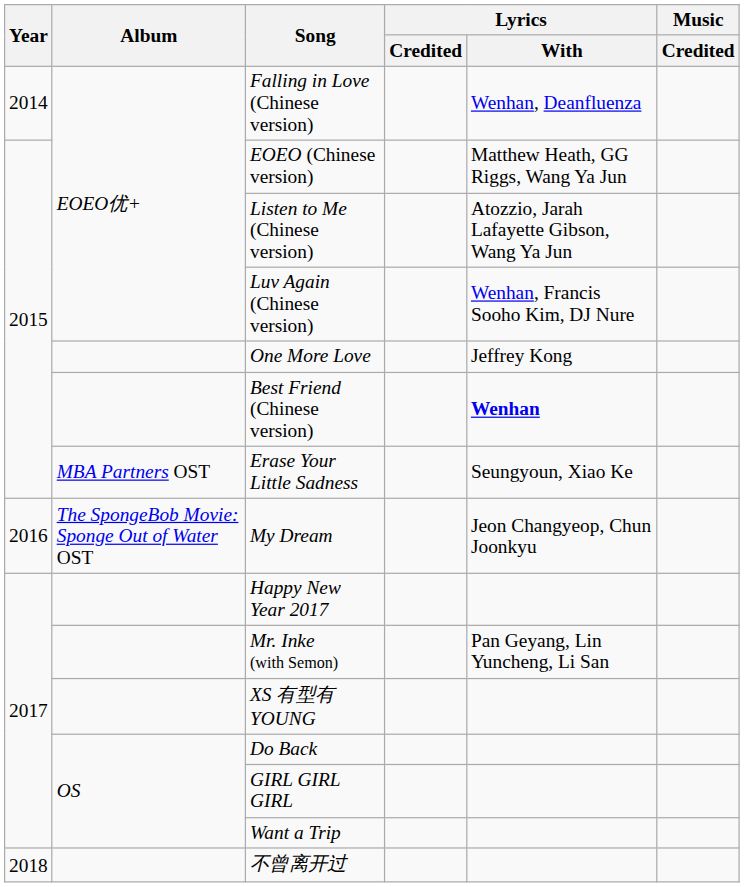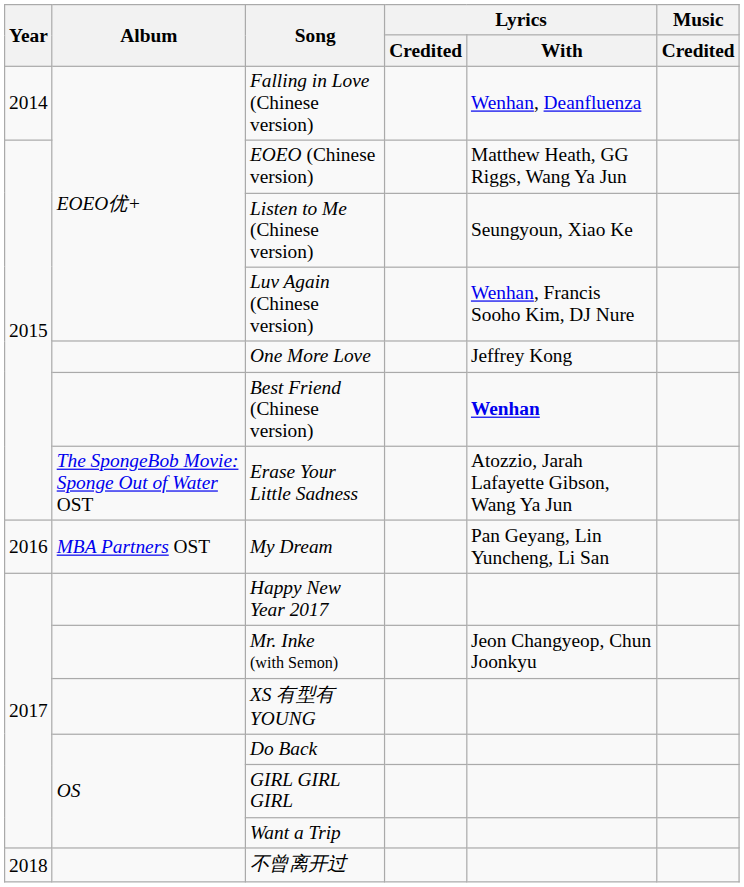(540, 229) Atozzio, Jarah Lafayette Gibson, Wang Ya Jun -> (552, 229) Seungyoun, Xiao Ke
(133, 472) MBA Partners OST -> (148, 483) The SpongeBob Movie: Sponge Out of Water OST
(552, 472) Seungyoun, Xiao Ke -> (540, 483) Atozzio, Jarah Lafayette Gibson, Wang Ya Jun
(148, 535) The SpongeBob Movie: Sponge Out of Water OST -> (133, 546) MBA Partners OST
(561, 535) Jeon Changyeop, Chun Joonkyu -> (540, 546) Pan Geyang, Lin Yuncheng, Li San
(540, 651) Pan Geyang, Lin Yuncheng, Li San -> (561, 651) Jeon Changyeop, Chun Joonkyu
